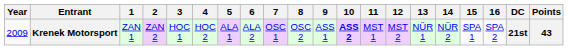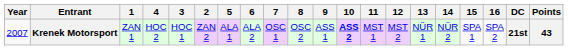columns swapped: (155, 11) <-> (205, 11)
(17, 32) 2009 -> (17, 32) 2007
